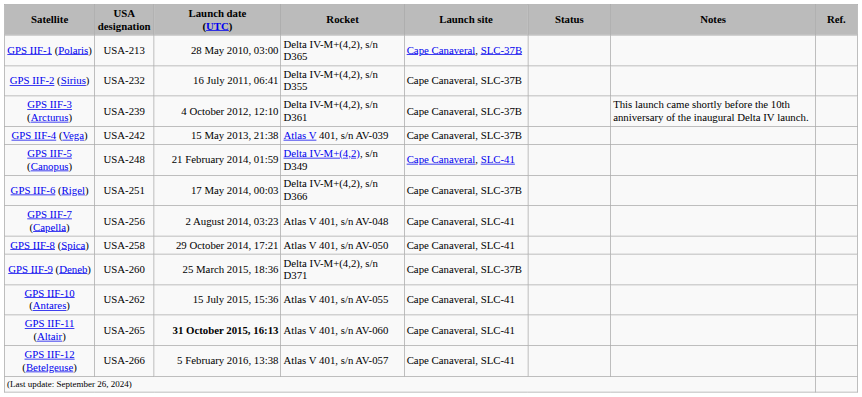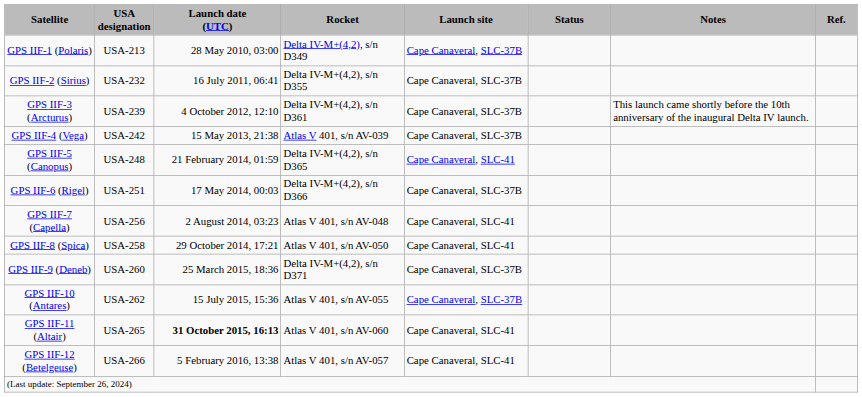(331, 50) Delta IV-M+(4,2), s/n D365 -> (331, 50) Delta IV-M+(4,2), s/n D349
(331, 160) Delta IV-M+(4,2), s/n D349 -> (331, 160) Delta IV-M+(4,2), s/n D365
(461, 300) Cape Canaveral, SLC-41 -> (464, 300) Cape Canaveral, SLC-37B
